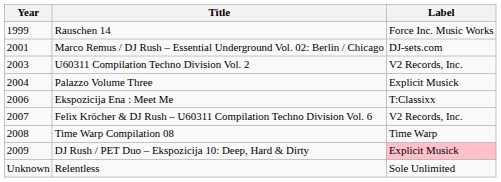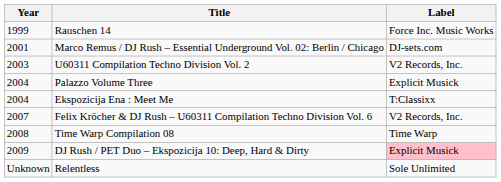(18, 99) 2006 -> (18, 99) 2004
